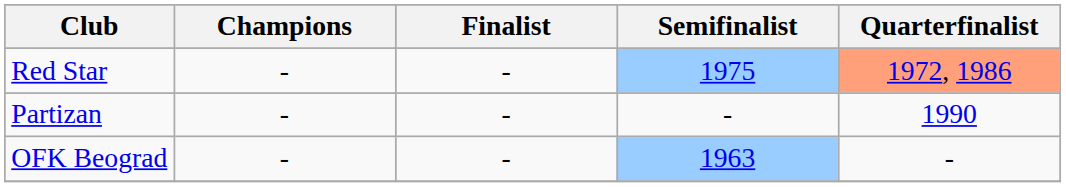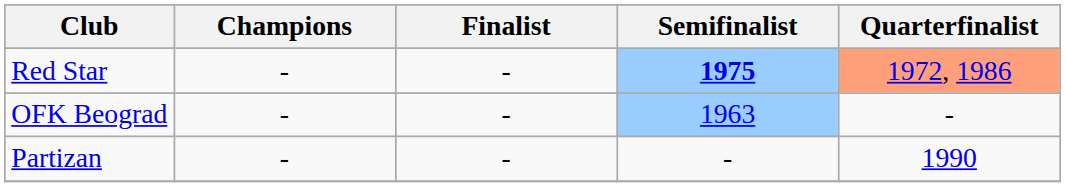(728, 70) normal -> (728, 70) bold
rows swapped: (89, 158) <-> (57, 114)
